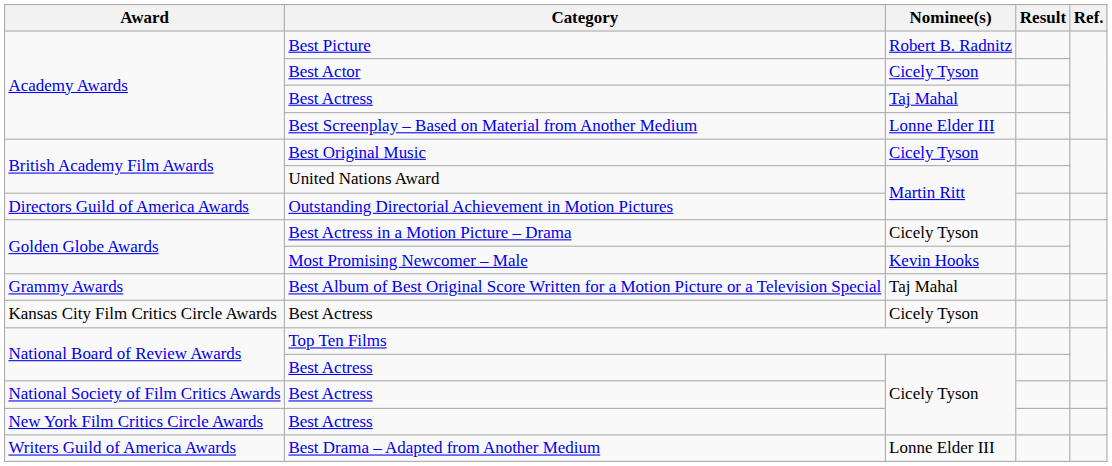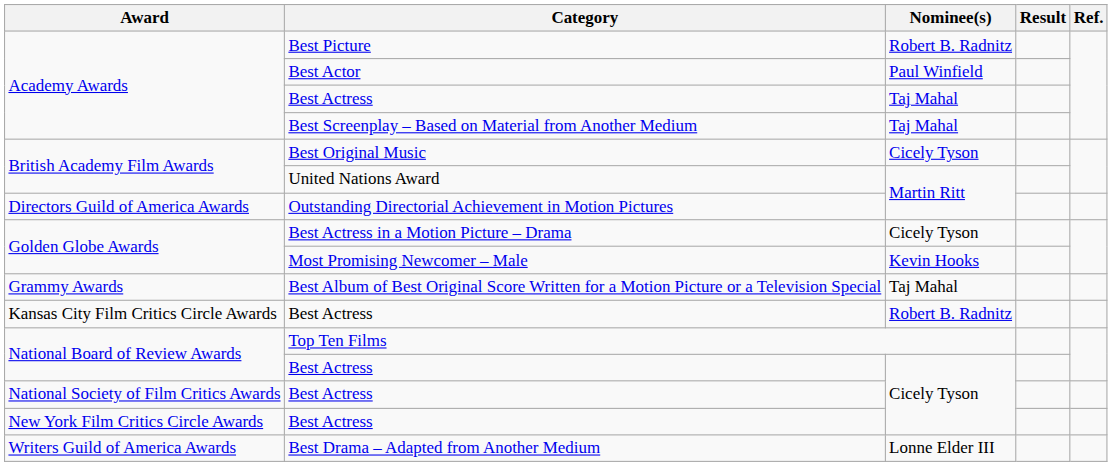(934, 71) Cicely Tyson -> (936, 71) Paul Winfield
(942, 125) Lonne Elder III -> (924, 125) Taj Mahal
(934, 313) Cicely Tyson -> (951, 313) Robert B. Radnitz
